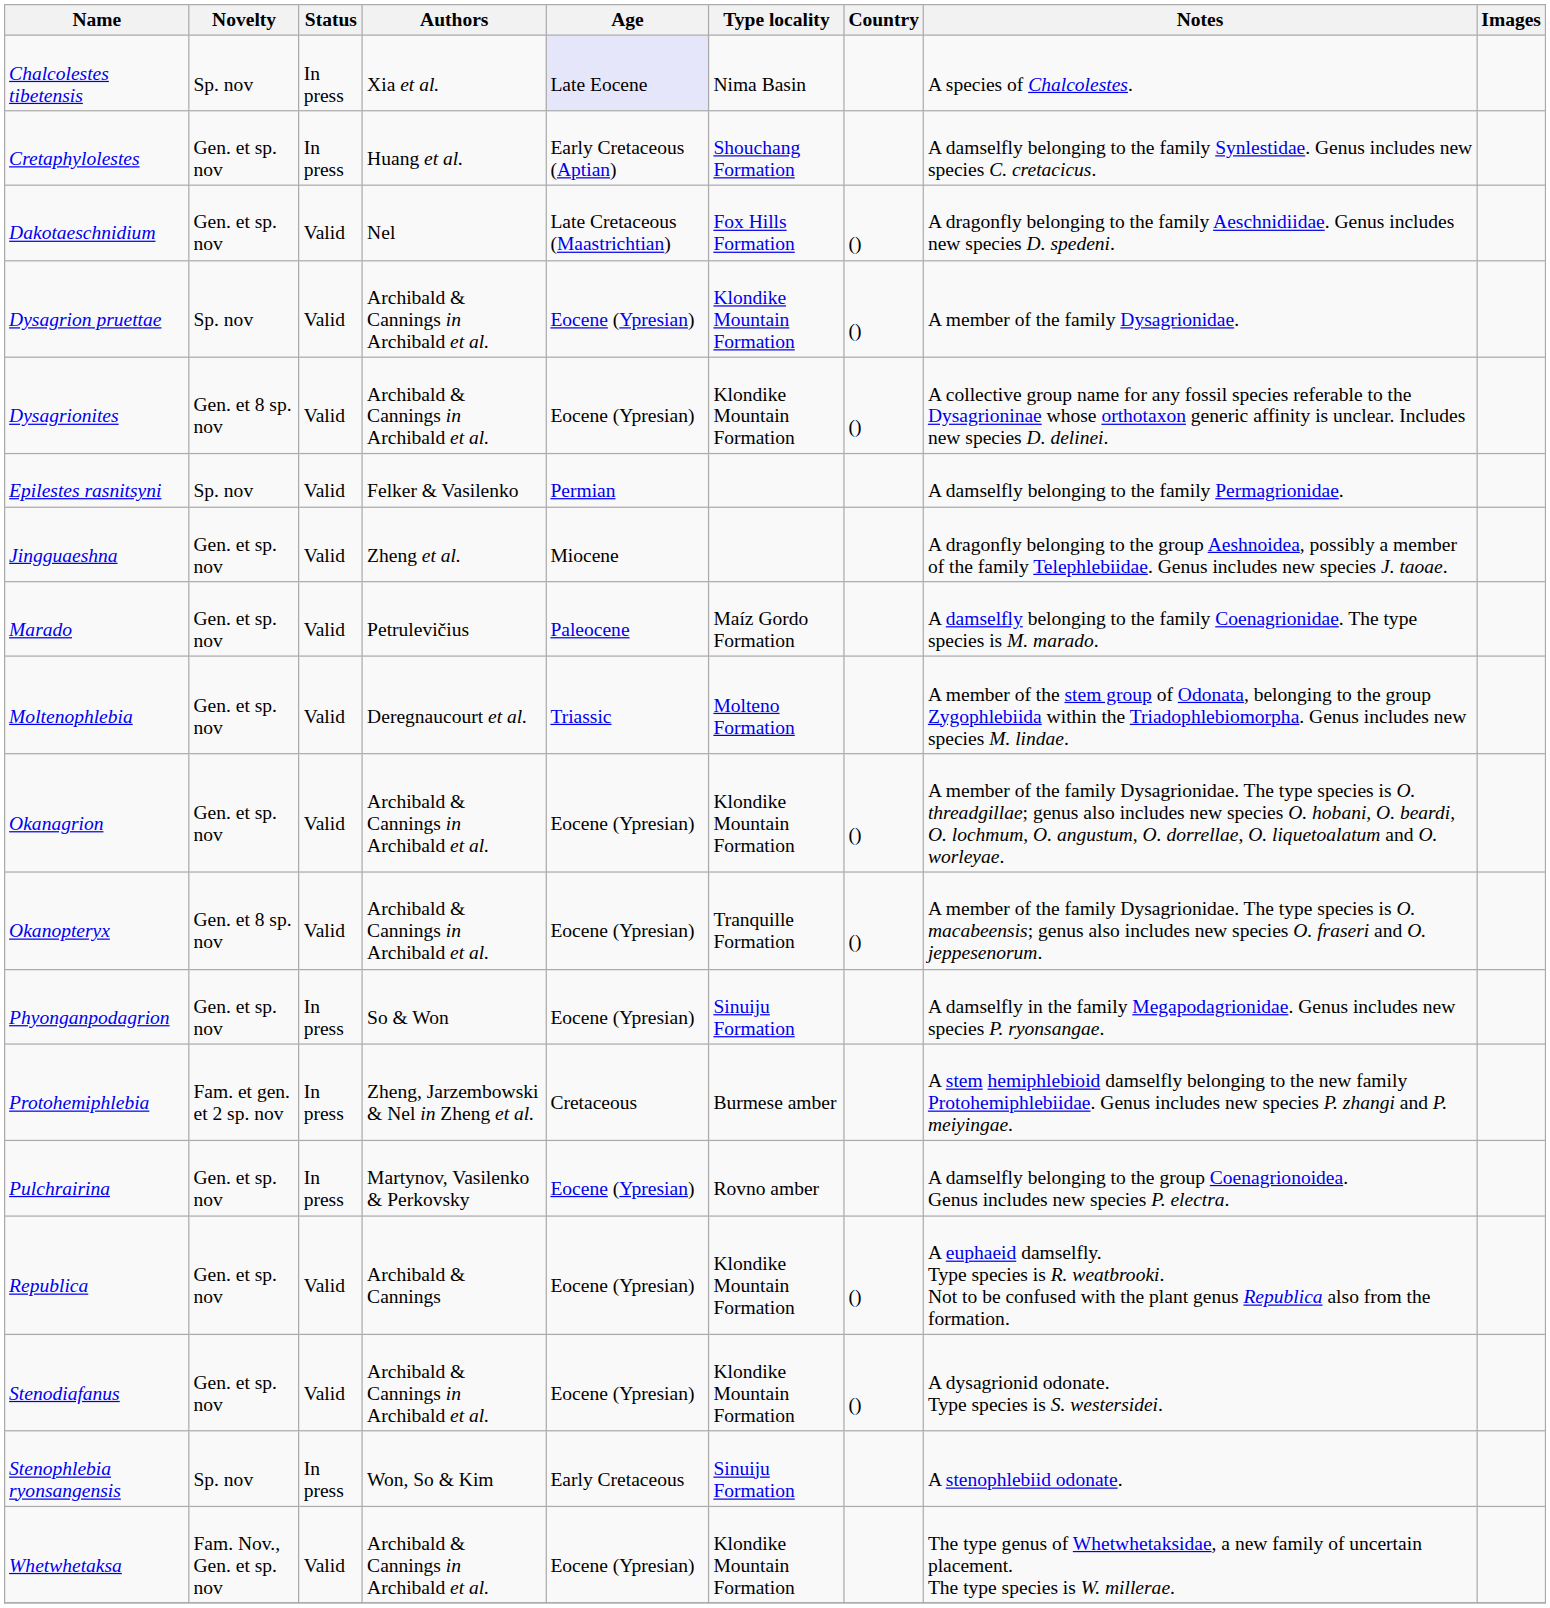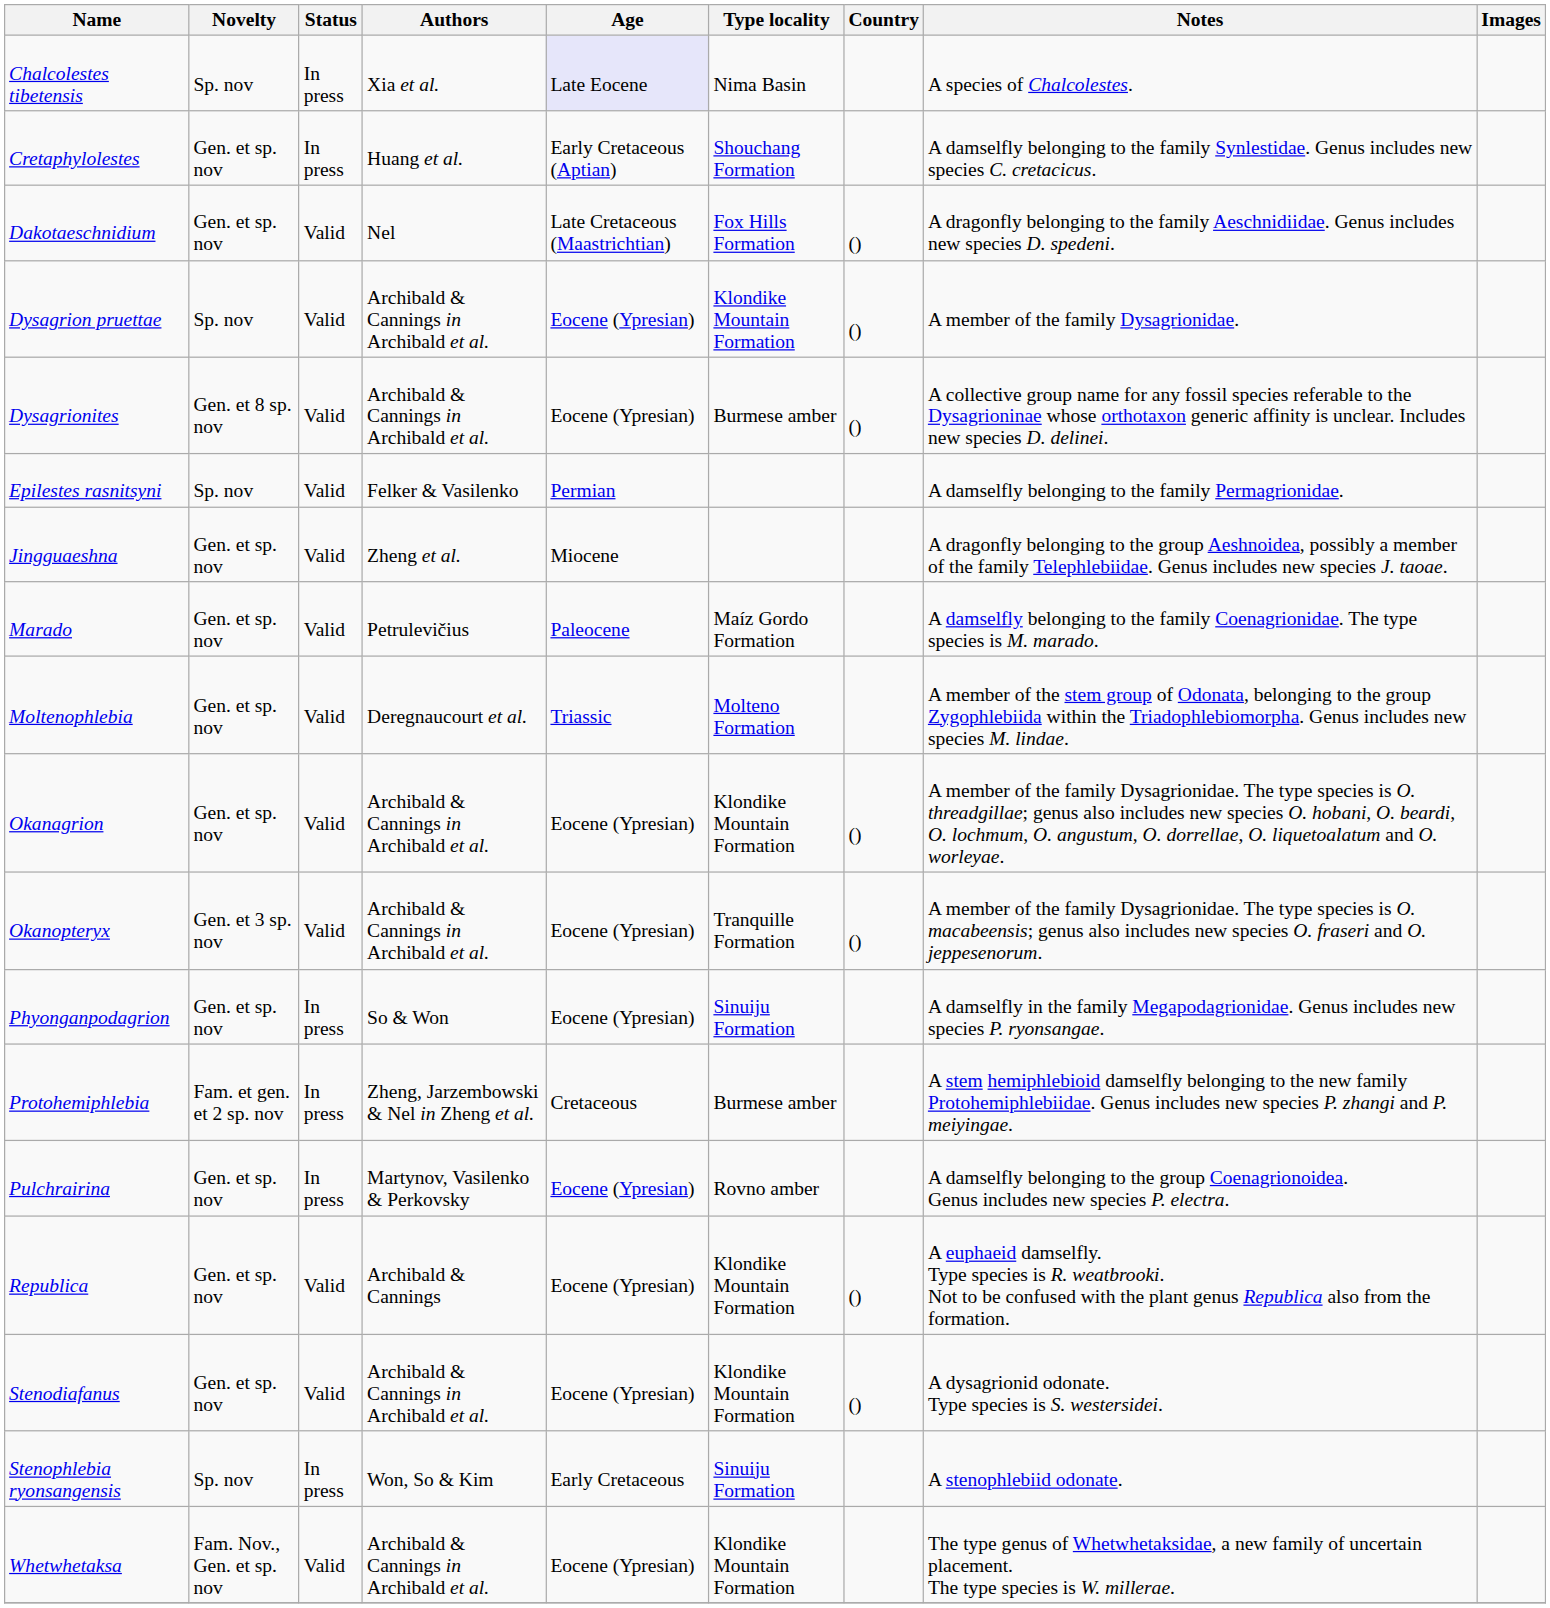(754, 416) Klondike Mountain Formation -> (775, 416) Burmese amber
(243, 931) Gen. et 8 sp. nov -> (243, 931) Gen. et 3 sp. nov
